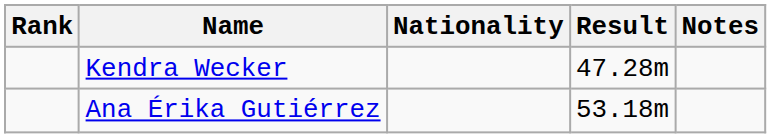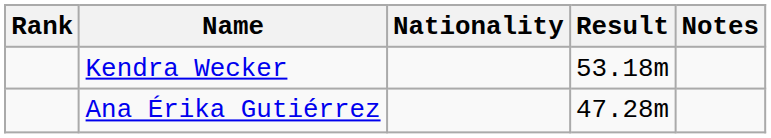(623, 68) 47.28m -> (623, 68) 53.18m
(623, 110) 53.18m -> (623, 110) 47.28m
